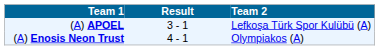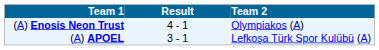rows swapped: (97, 25) <-> (69, 38)
